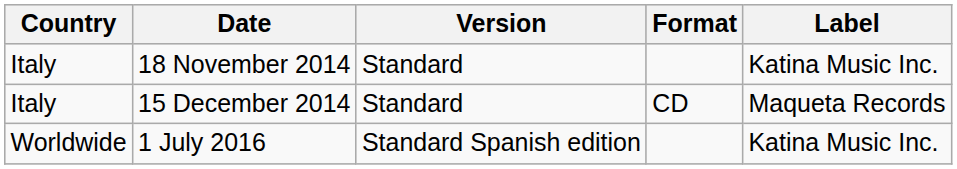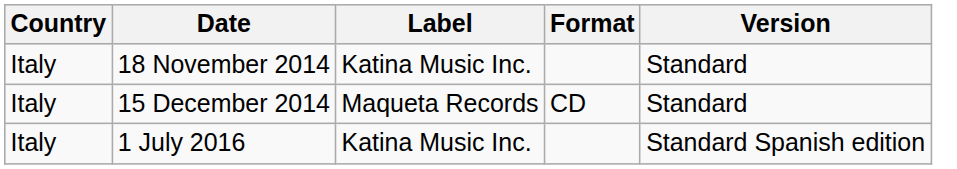columns swapped: (501, 24) <-> (847, 24)
(69, 143) Worldwide -> (33, 143) Italy
